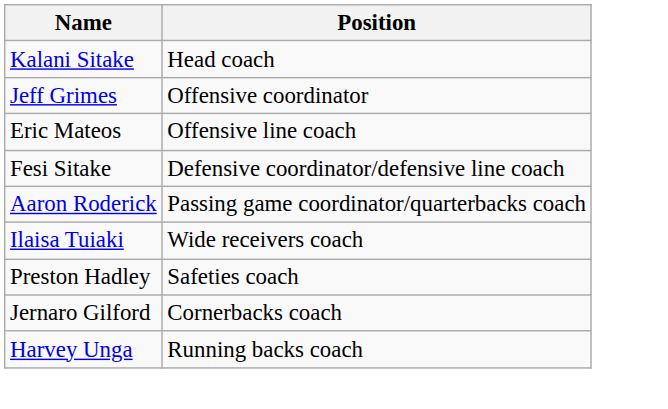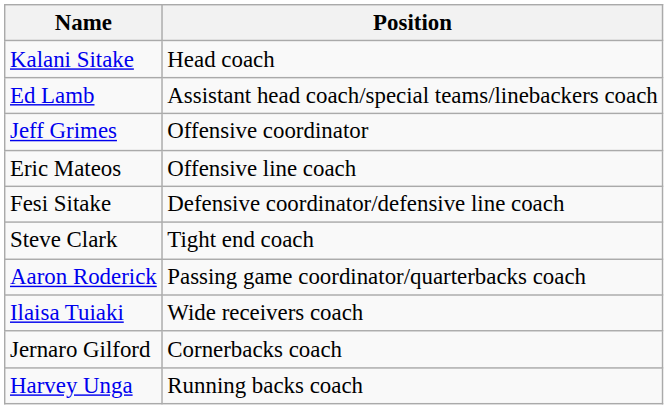+ row: (52, 95)
+ row: (64, 240)
- row: (80, 276)
